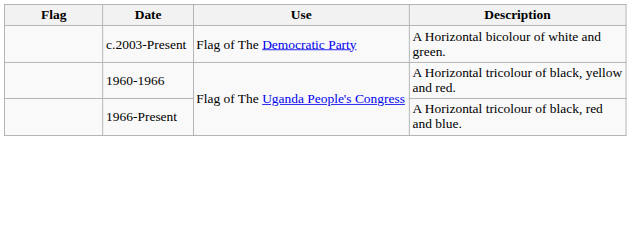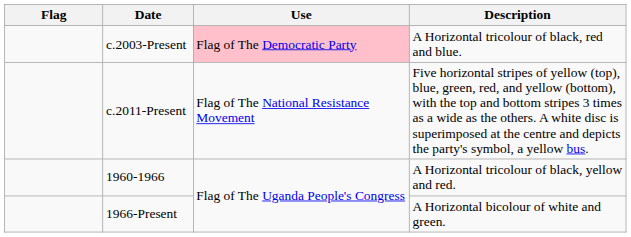(276, 44) no background -> (276, 44) pink background
(507, 44) A Horizontal bicolour of white and green. -> (508, 44) A Horizontal tricolour of black, red and blue.
+ row: (146, 110)
(508, 116) A Horizontal tricolour of black, red and blue. -> (507, 213) A Horizontal bicolour of white and green.
